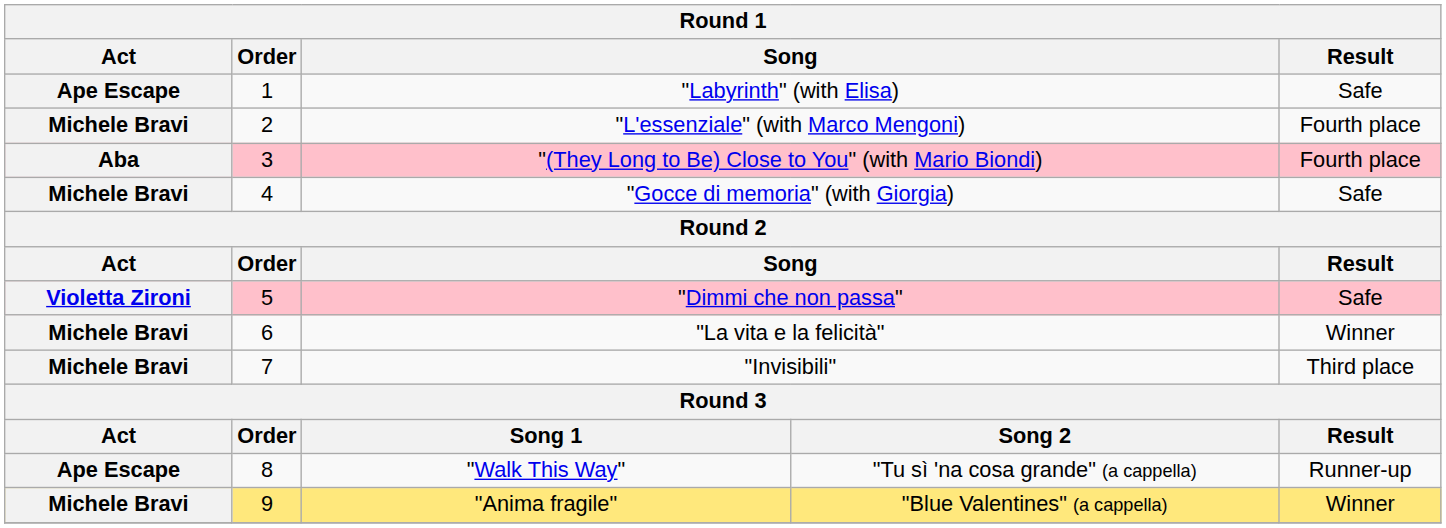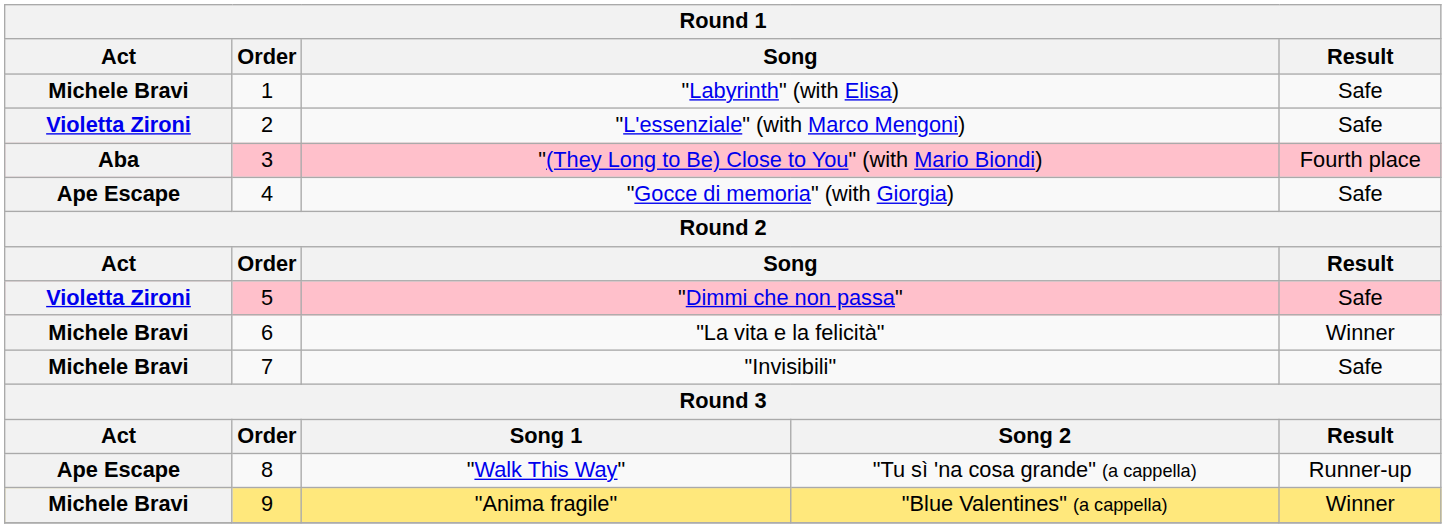(118, 90) Ape Escape -> (118, 90) Michele Bravi
(118, 125) Michele Bravi -> (118, 125) Violetta Zironi
(1360, 125) Fourth place -> (1360, 125) Safe
(118, 194) Michele Bravi -> (118, 194) Ape Escape
(1360, 366) Third place -> (1360, 366) Safe
